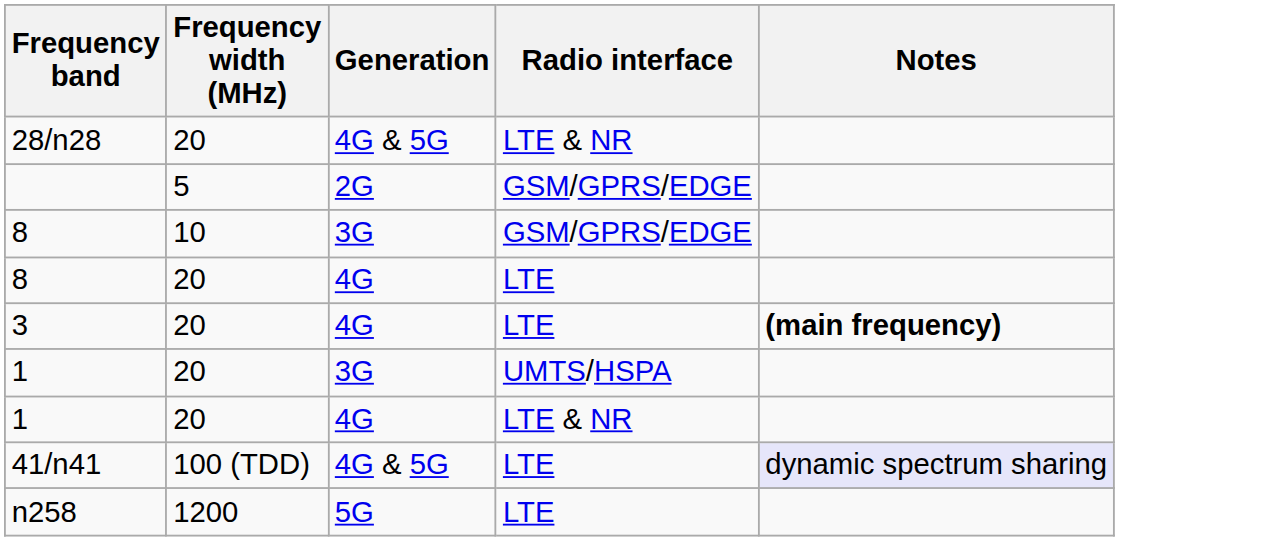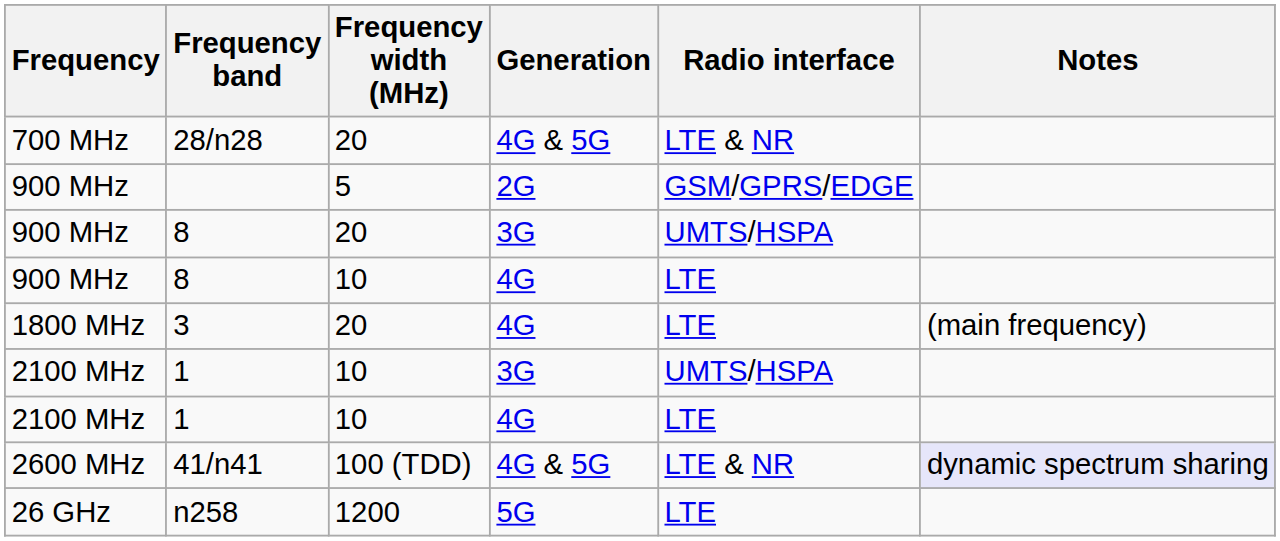+ column: (86, 60)
(190, 232) 10 -> (351, 232) 20
(627, 232) GSM/GPRS/EDGE -> (749, 232) UMTS/HSPA
(190, 279) 20 -> (351, 279) 10
(883, 325) bold -> (1037, 325) normal
(190, 372) 20 -> (351, 372) 10
(190, 418) 20 -> (351, 418) 10
(568, 418) LTE & NR -> (690, 418) LTE
(529, 465) LTE -> (729, 465) LTE & NR
